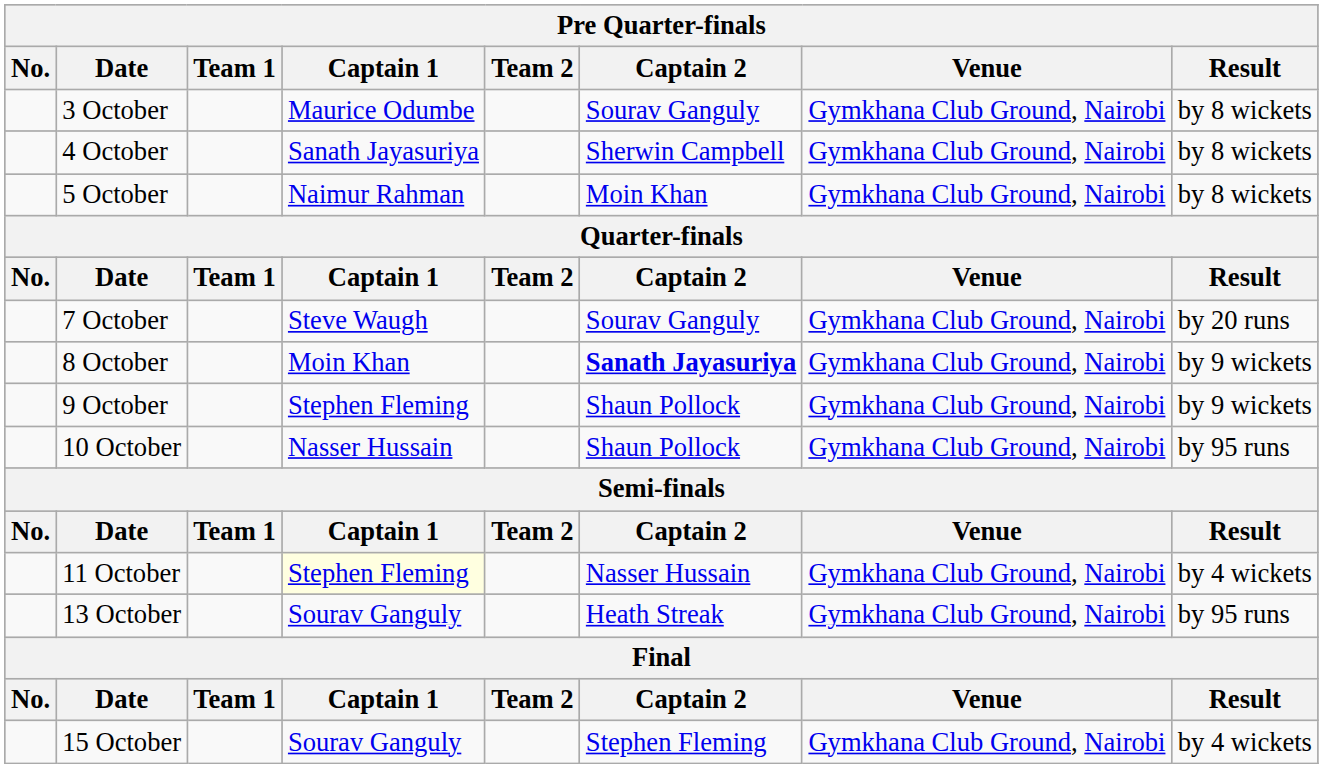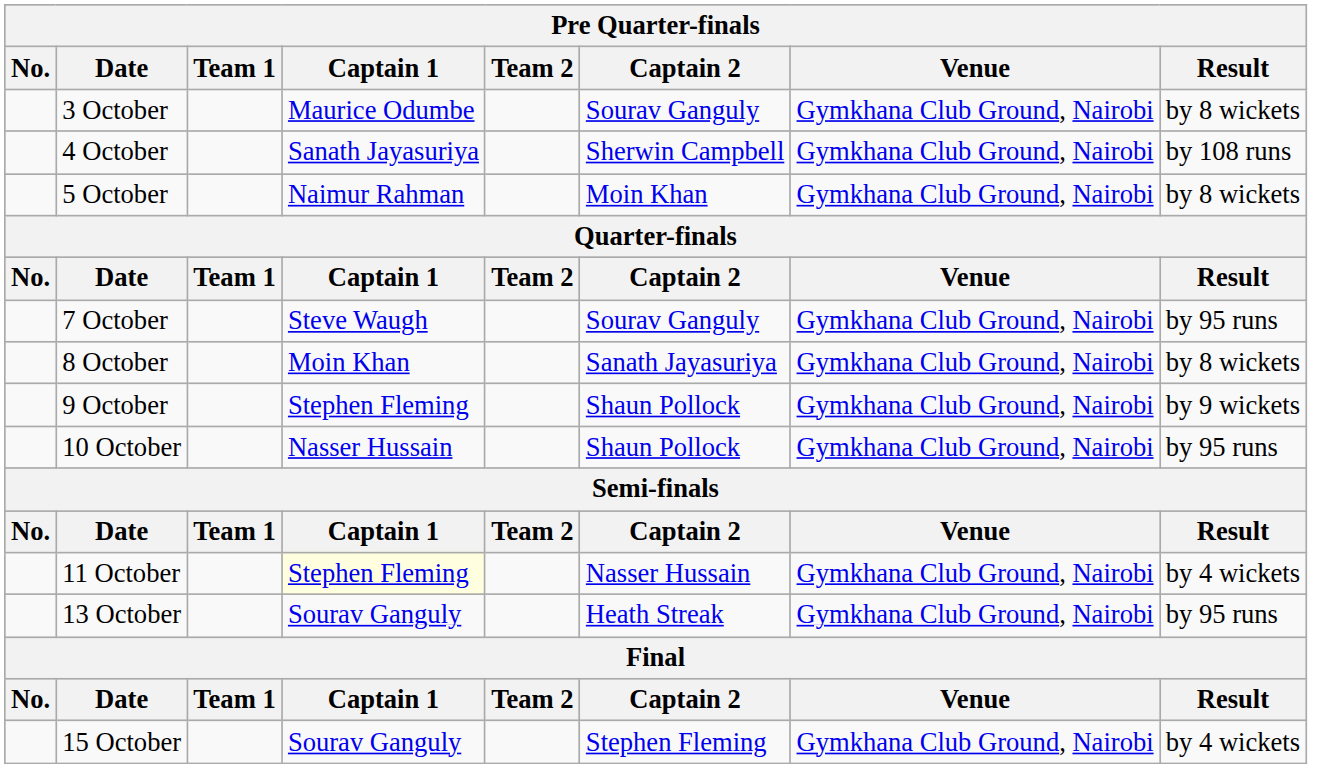(1245, 151) by 8 wickets -> (1229, 151) by 108 runs
(1234, 320) by 20 runs -> (1222, 320) by 95 runs
(691, 362) bold -> (681, 362) normal
(1245, 362) by 9 wickets -> (1233, 362) by 8 wickets
